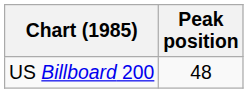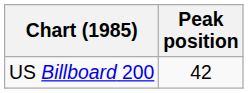(201, 72) 48 -> (201, 72) 42
